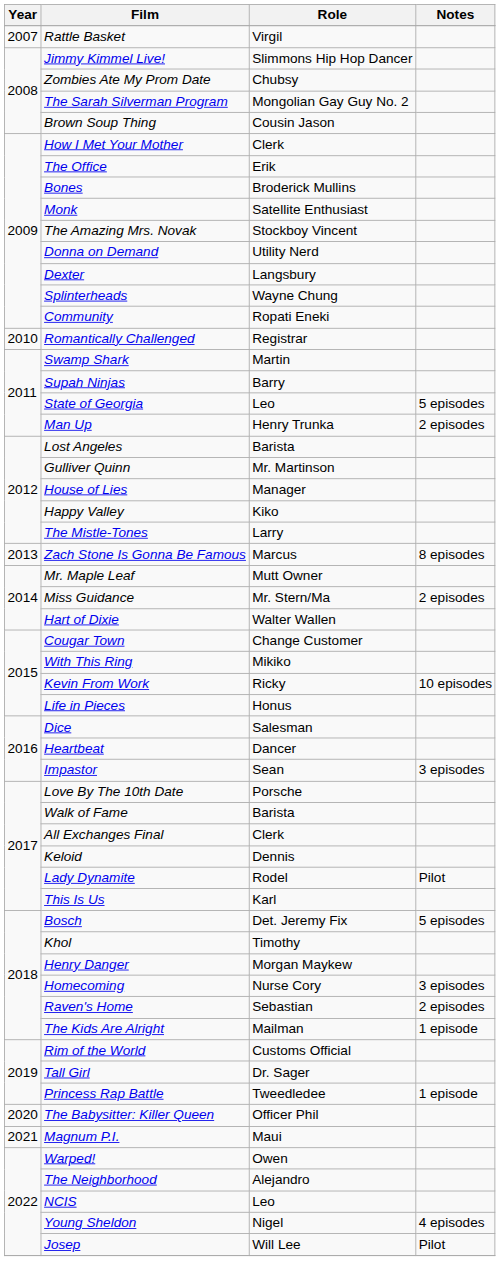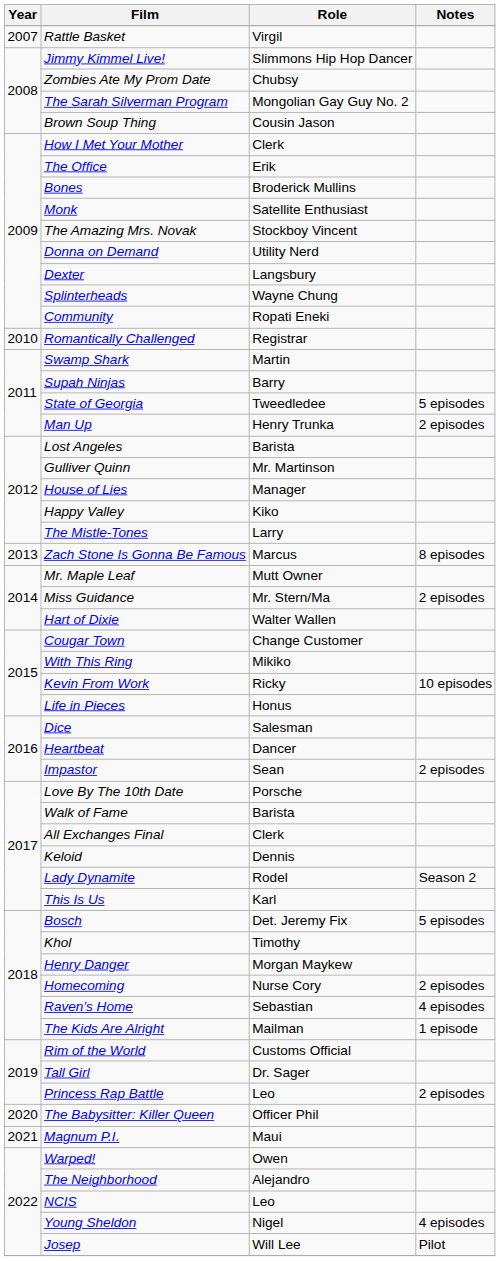(264, 403) Leo -> (289, 403) Tweedledee
(452, 770) 3 episodes -> (452, 770) 2 episodes
(432, 878) Pilot -> (447, 878) Season 2
(452, 985) 3 episodes -> (452, 985) 2 episodes
(452, 1007) 2 episodes -> (452, 1007) 4 episodes
(289, 1093) Tweedledee -> (264, 1093) Leo
(448, 1093) 1 episode -> (452, 1093) 2 episodes
